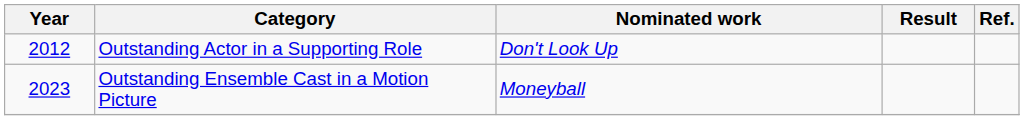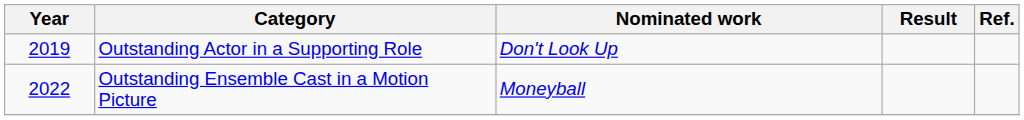(49, 49) 2012 -> (49, 49) 2019
(49, 89) 2023 -> (49, 89) 2022
